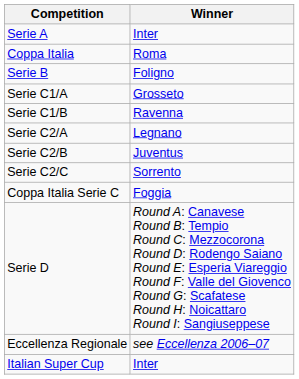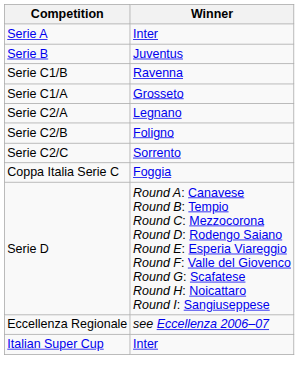- row: (41, 53)
(154, 73) Foligno -> (158, 53) Juventus
rows swapped: (37, 93) <-> (37, 113)
(158, 152) Juventus -> (154, 133) Foligno
